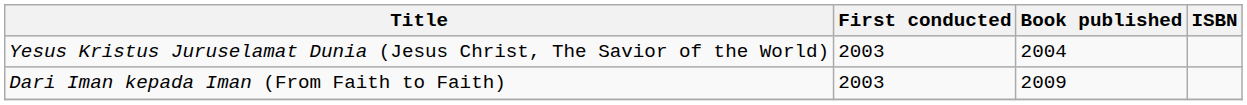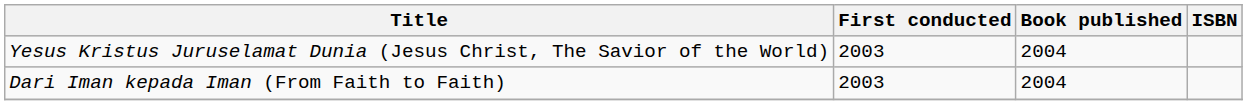(1044, 83) 2009 -> (1044, 83) 2004
